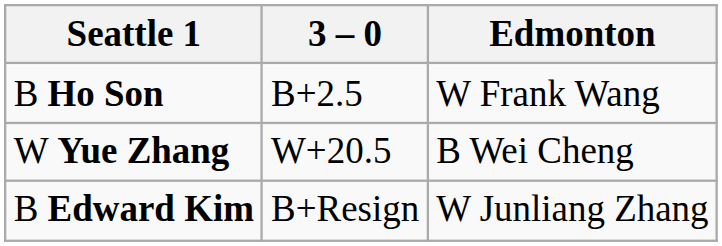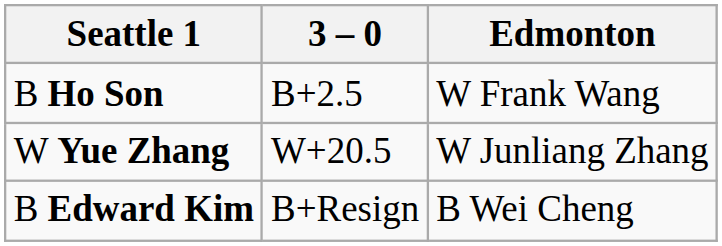(535, 151) B Wei Cheng -> (572, 151) W Junliang Zhang
(572, 209) W Junliang Zhang -> (535, 209) B Wei Cheng
